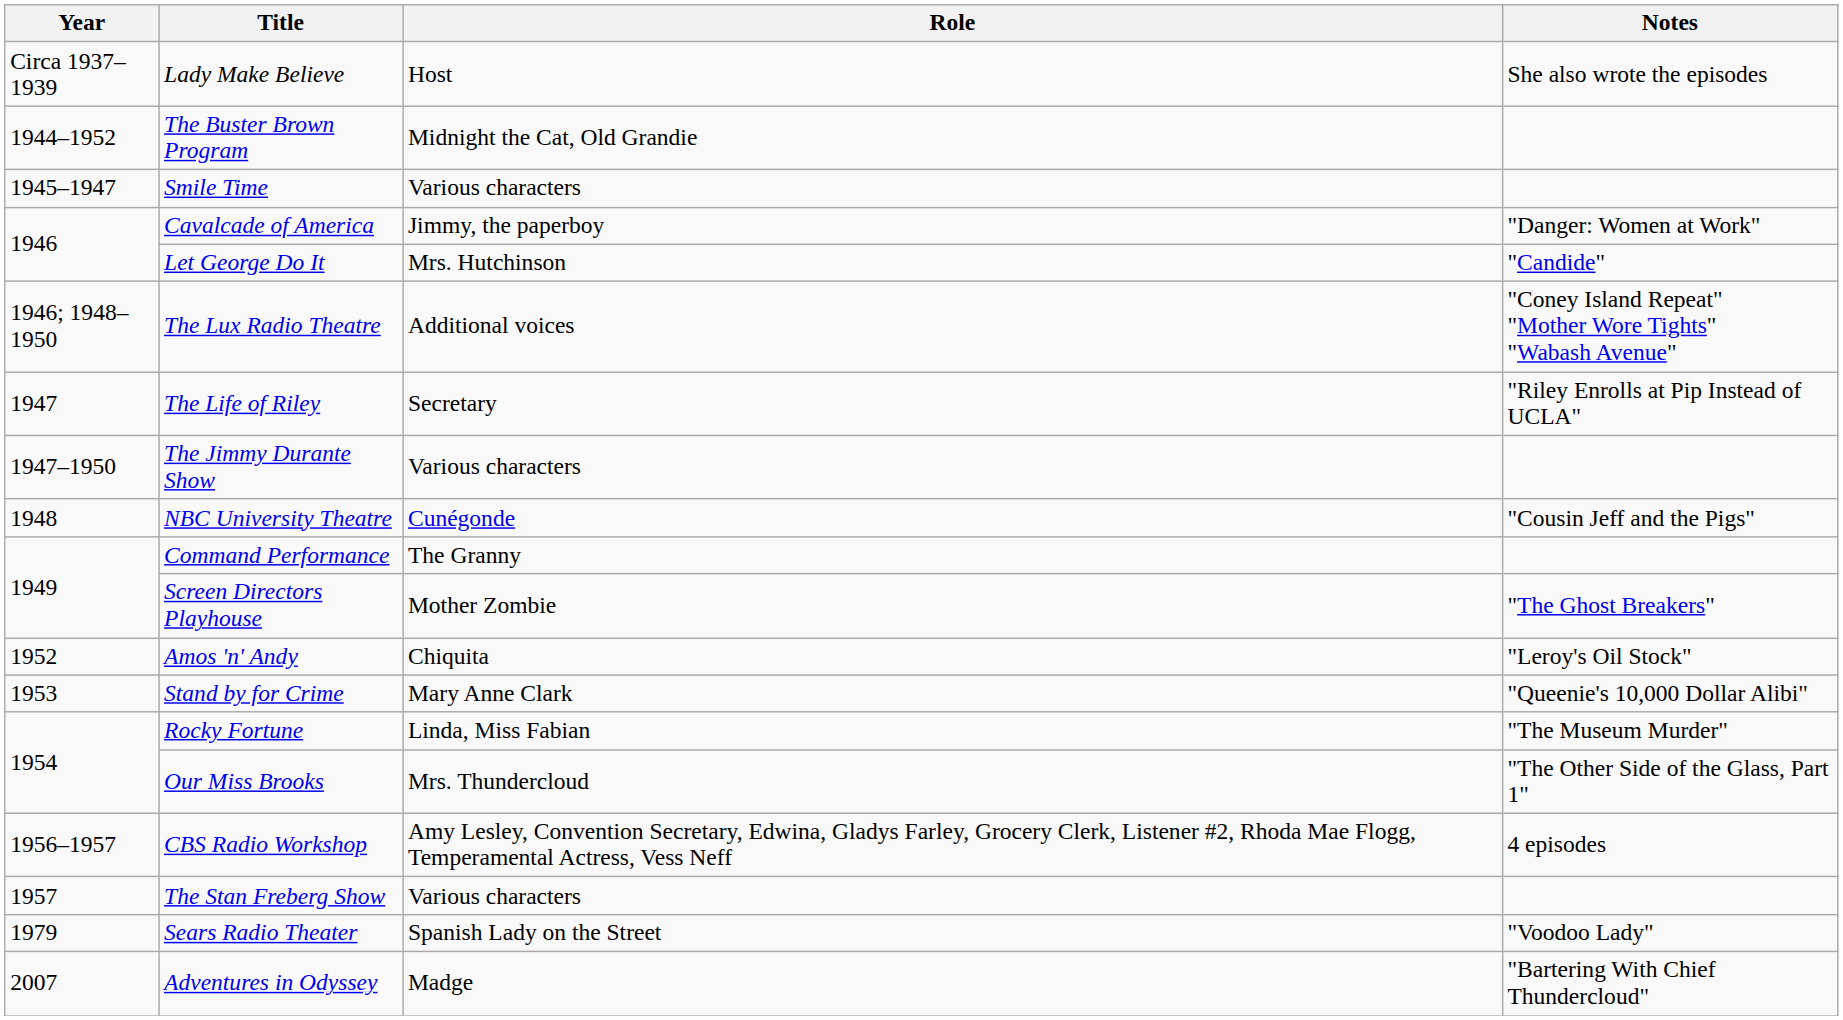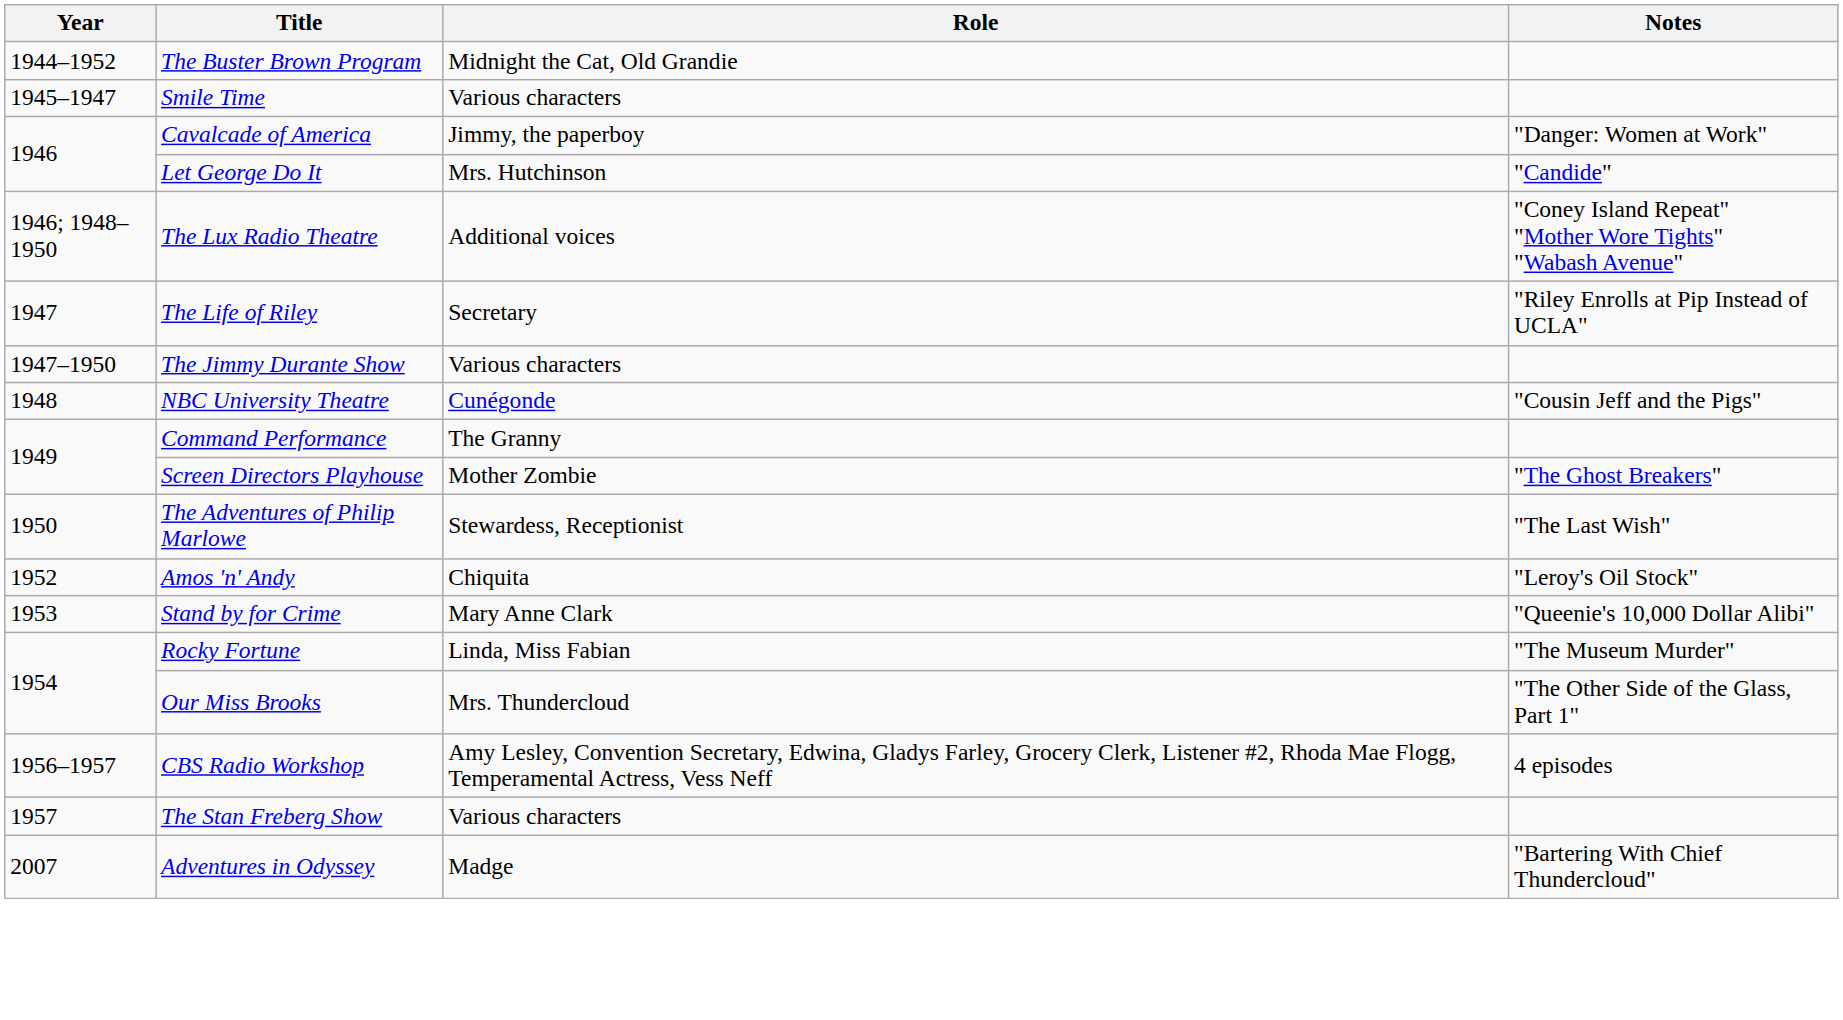- row: (254, 73)
+ row: (278, 526)
- row: (261, 932)
